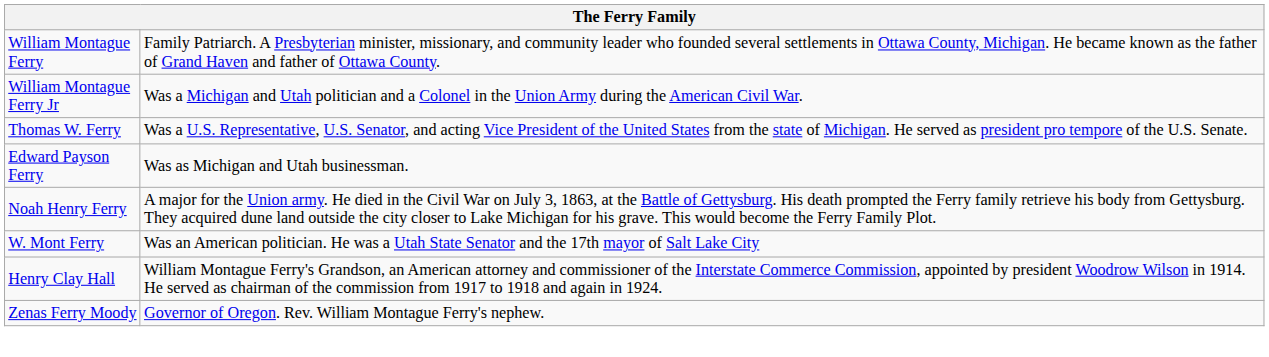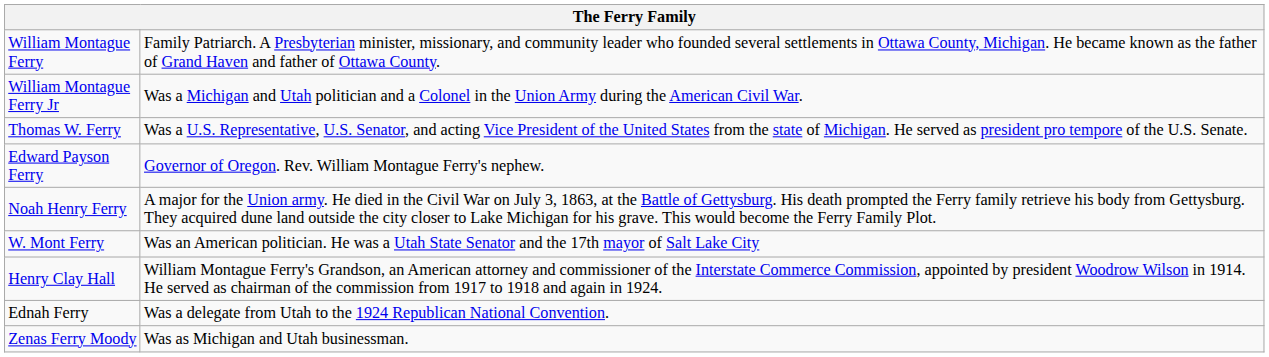(276, 165) Was as Michigan and Utah businessman. -> (344, 165) Governor of Oregon. Rev. William Montague Ferry's nephew.
+ row: (48, 313)
(344, 313) Governor of Oregon. Rev. William Montague Ferry's nephew. -> (276, 338) Was as Michigan and Utah businessman.
